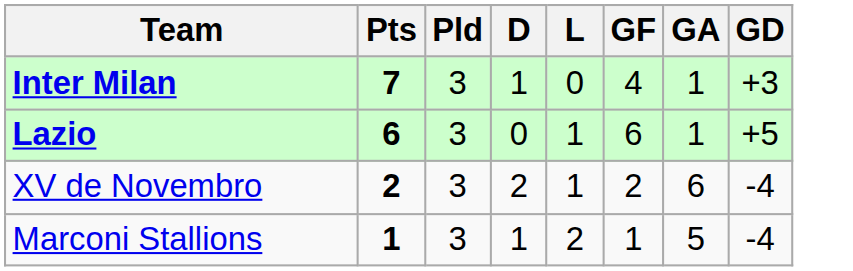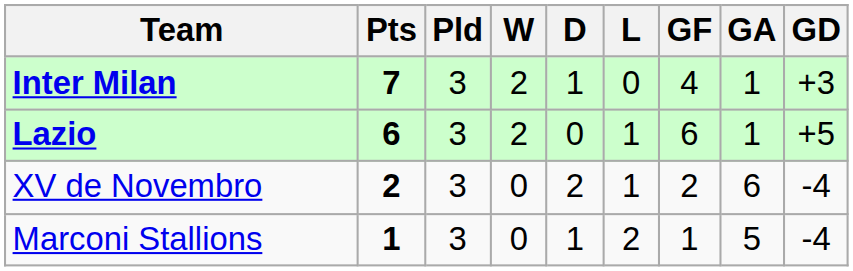+ column: (519, 30)
